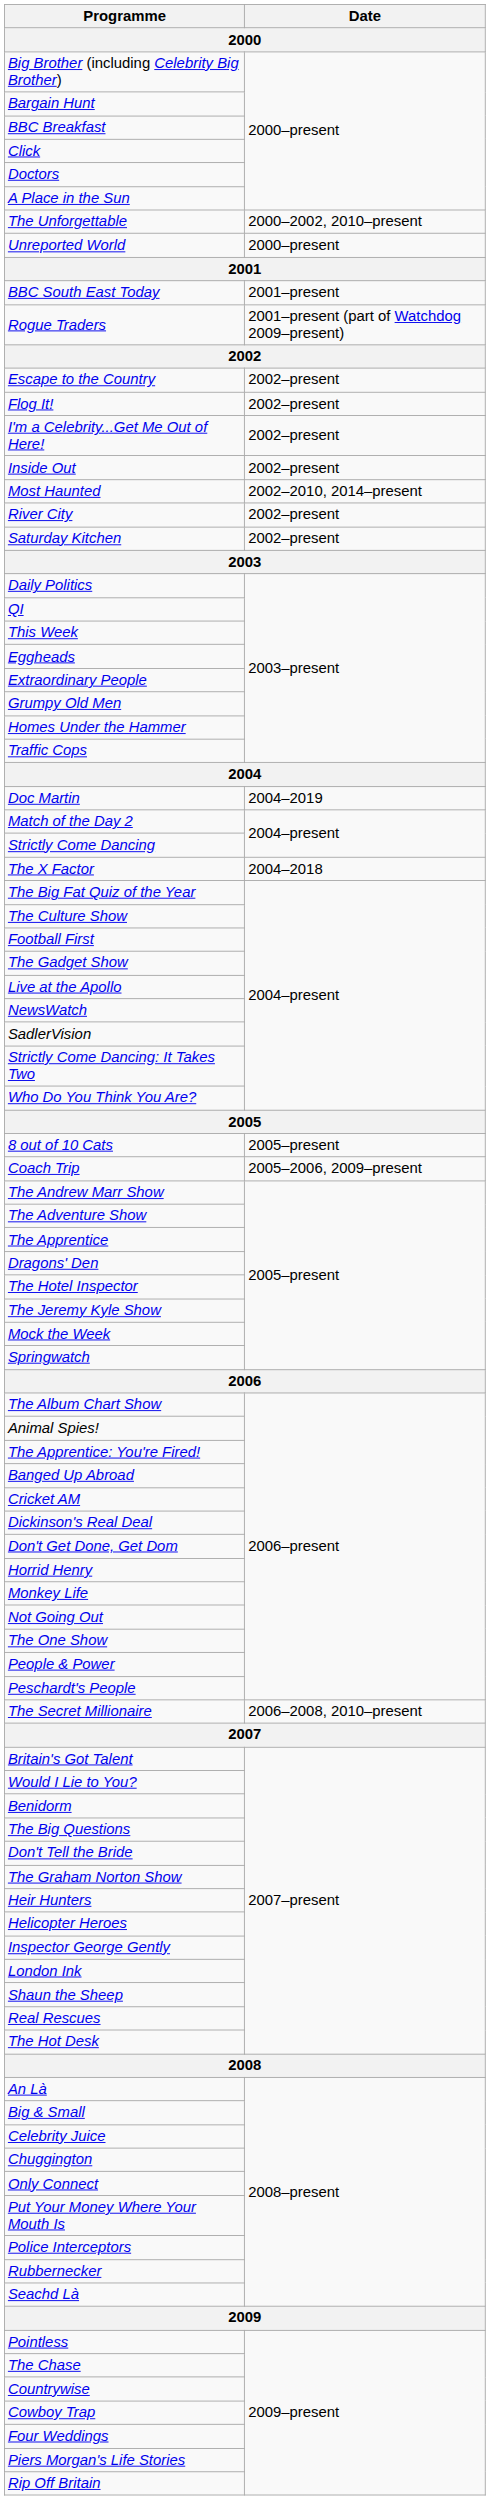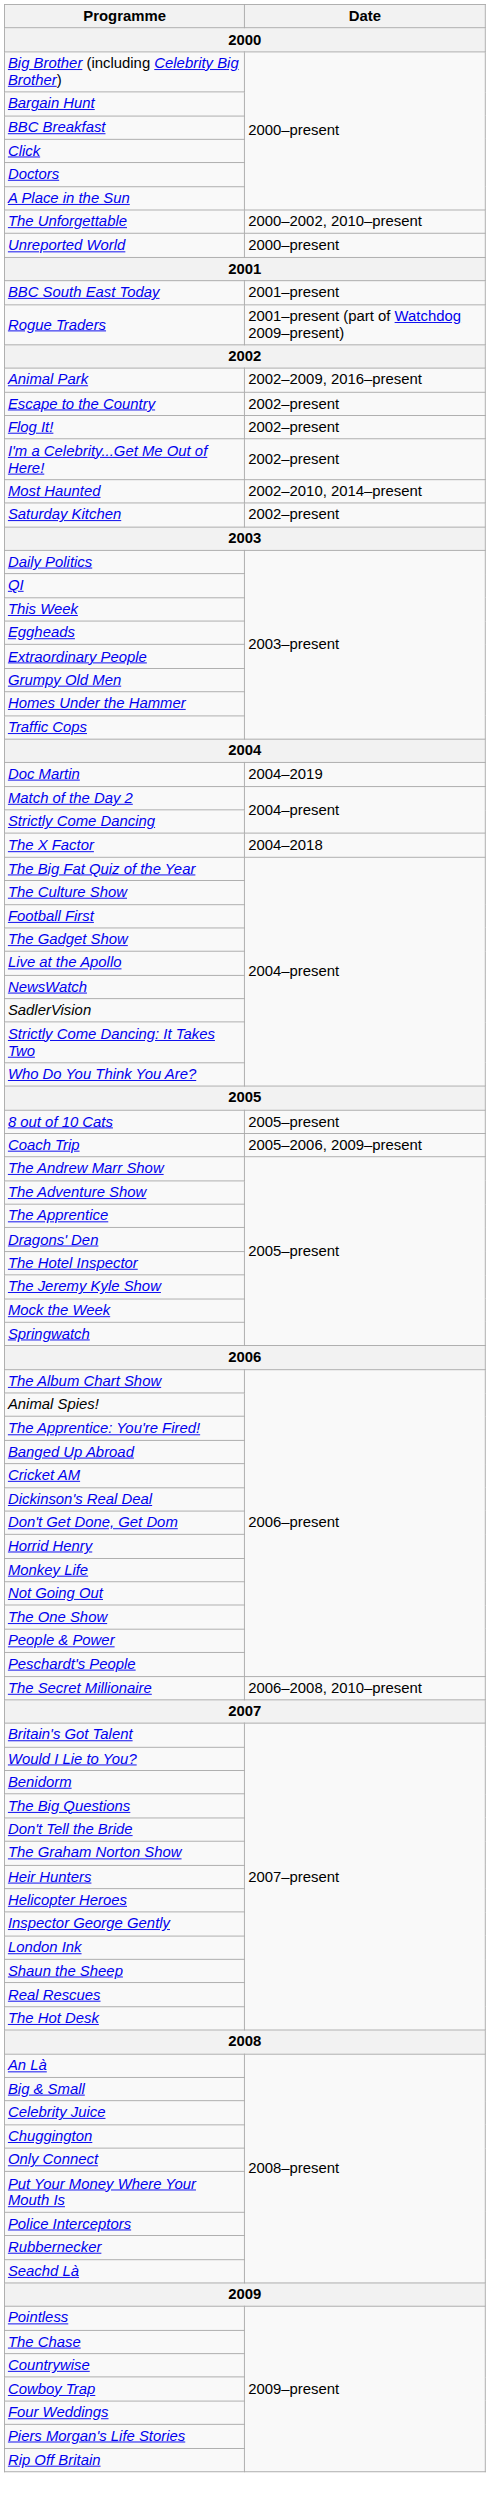+ row: (48, 380)
- row: (42, 467)
- row: (40, 514)
